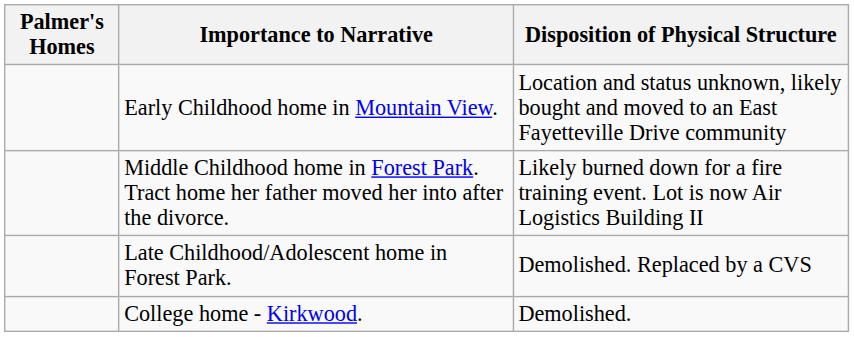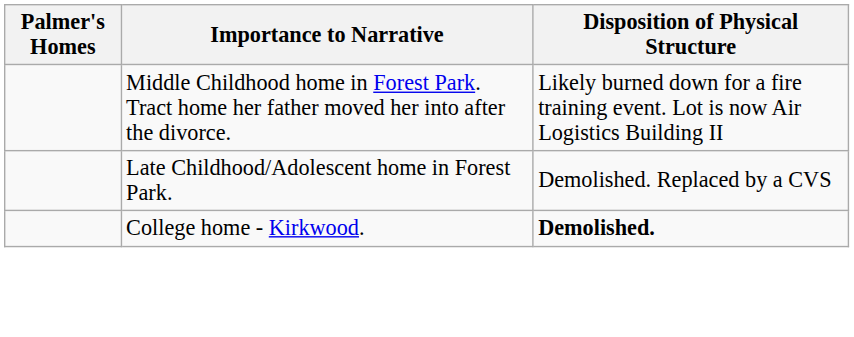- row: (311, 107)
(575, 313) normal -> (597, 228) bold
